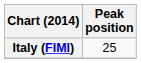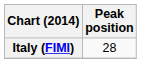(109, 48) 25 -> (109, 48) 28
